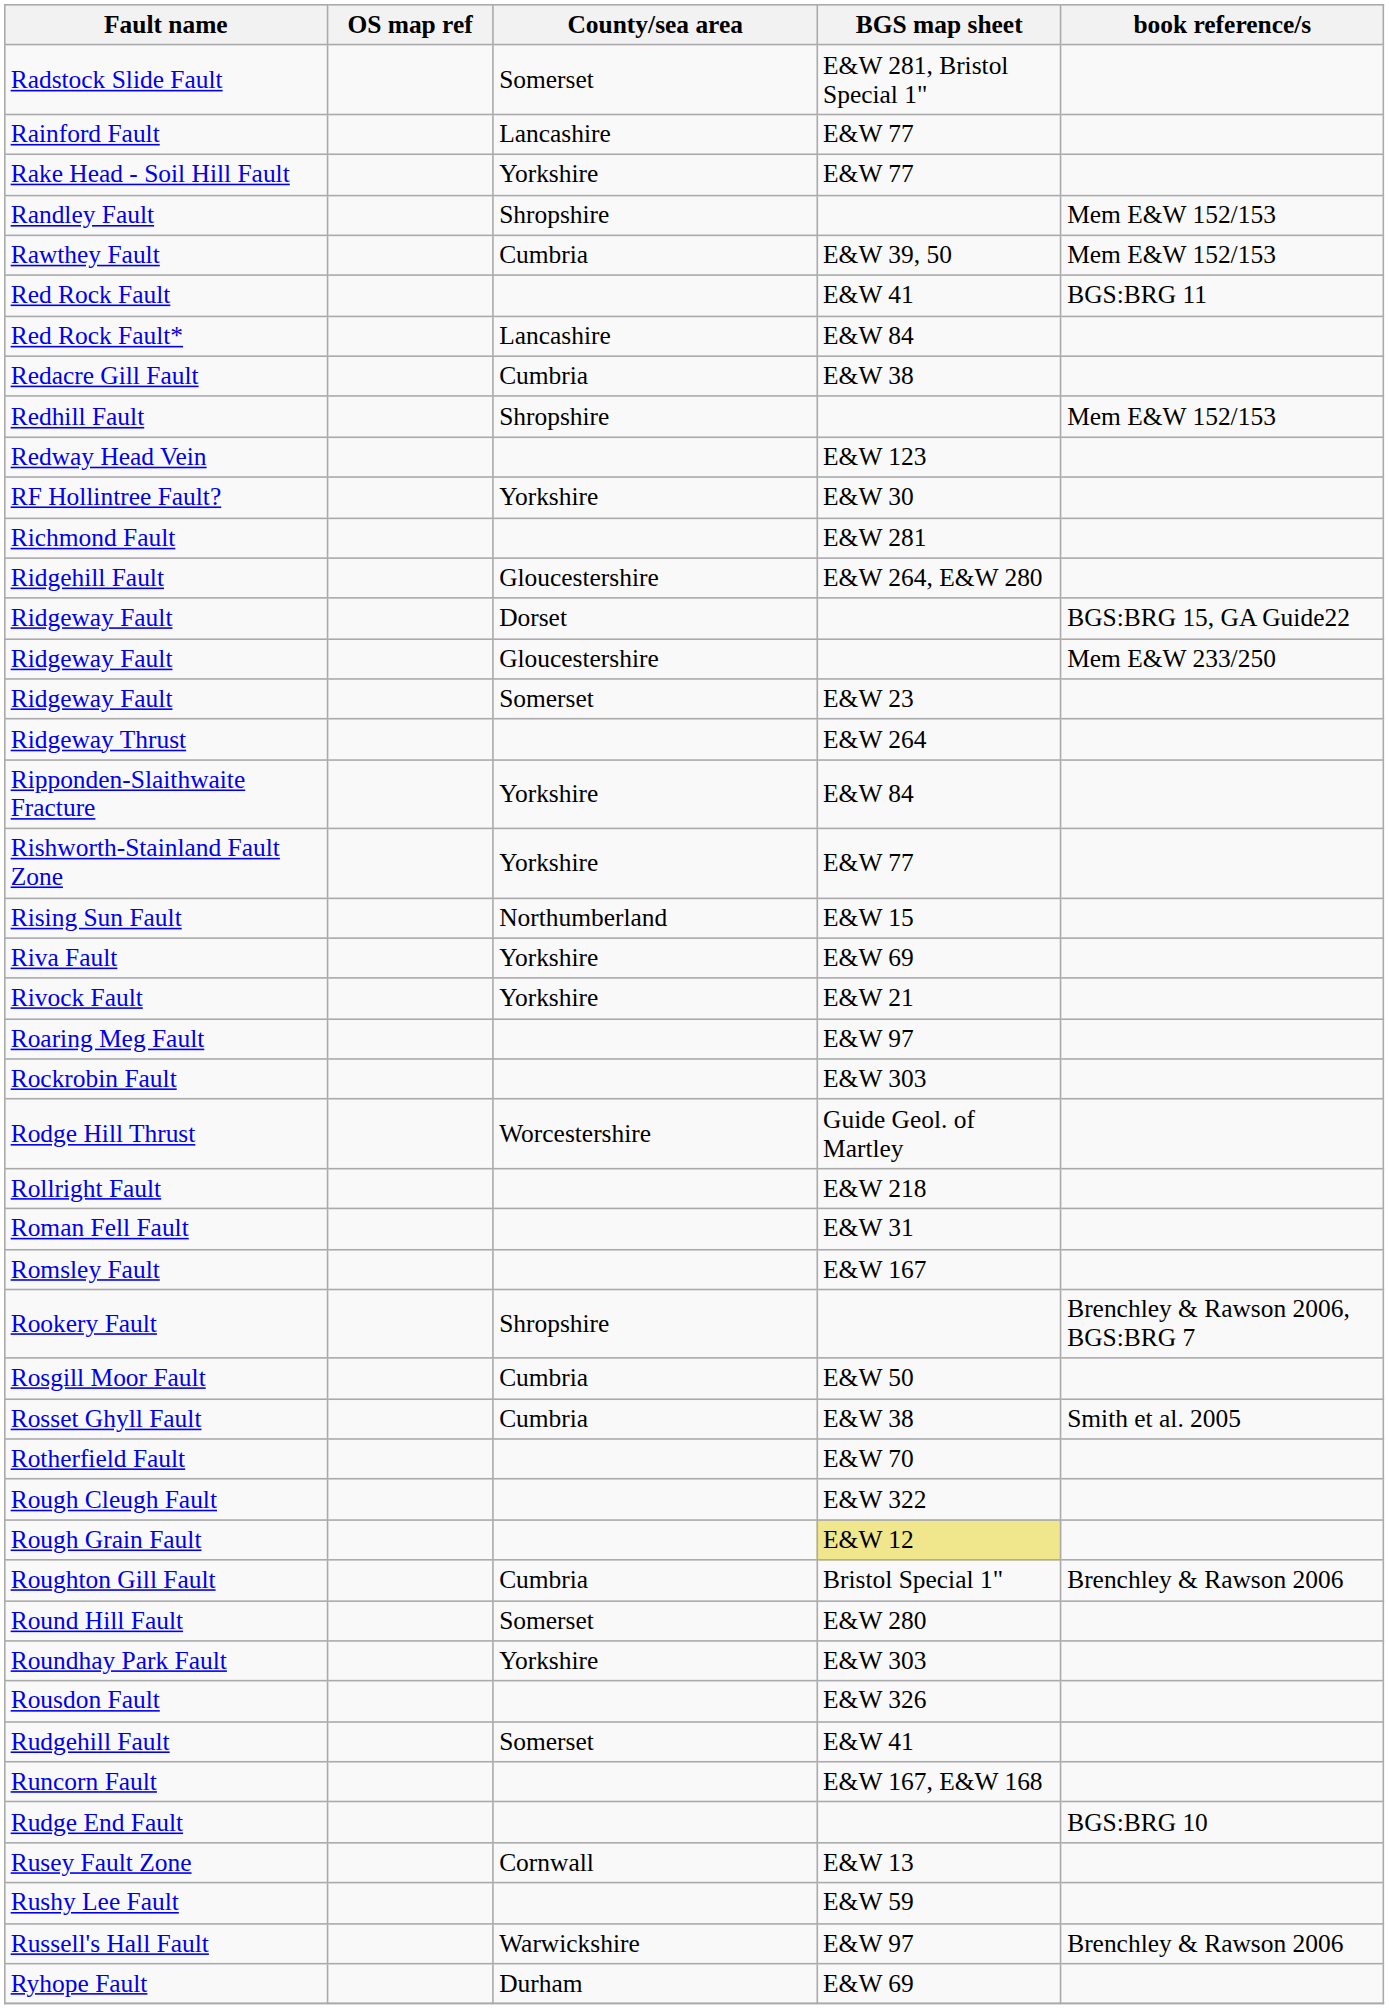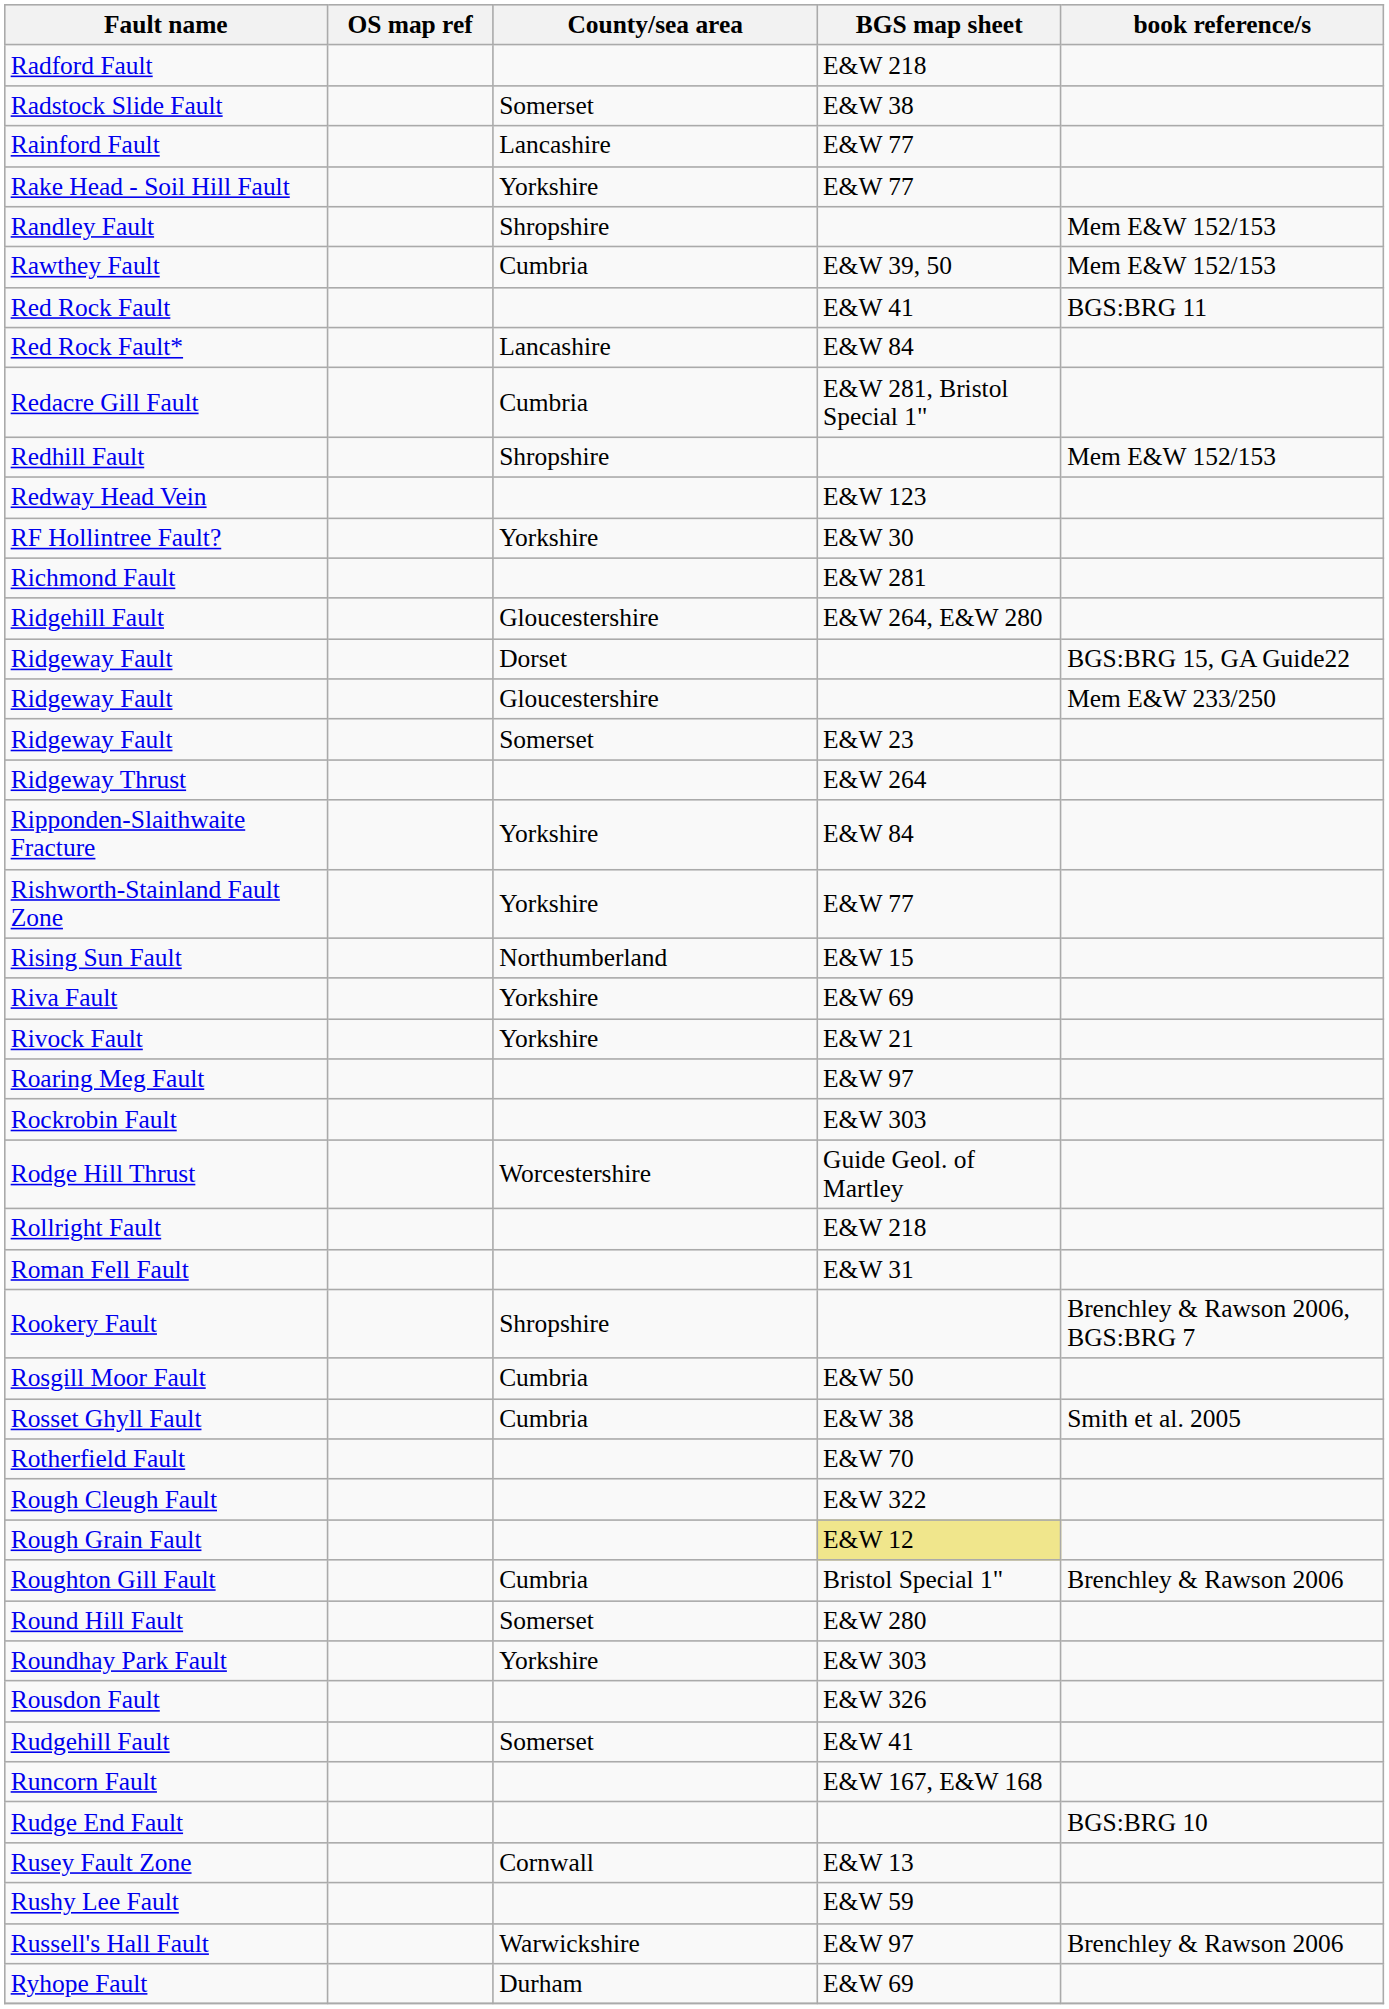+ row: (82, 65)
(916, 79) E&W 281, Bristol Special 1" -> (868, 105) E&W 38
(868, 376) E&W 38 -> (916, 402) E&W 281, Bristol Special 1"
- row: (85, 1268)
